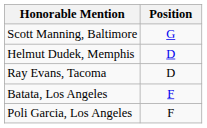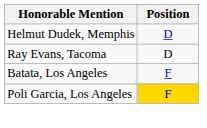- row: (72, 34)
(171, 113) no background -> (168, 93) gold background
